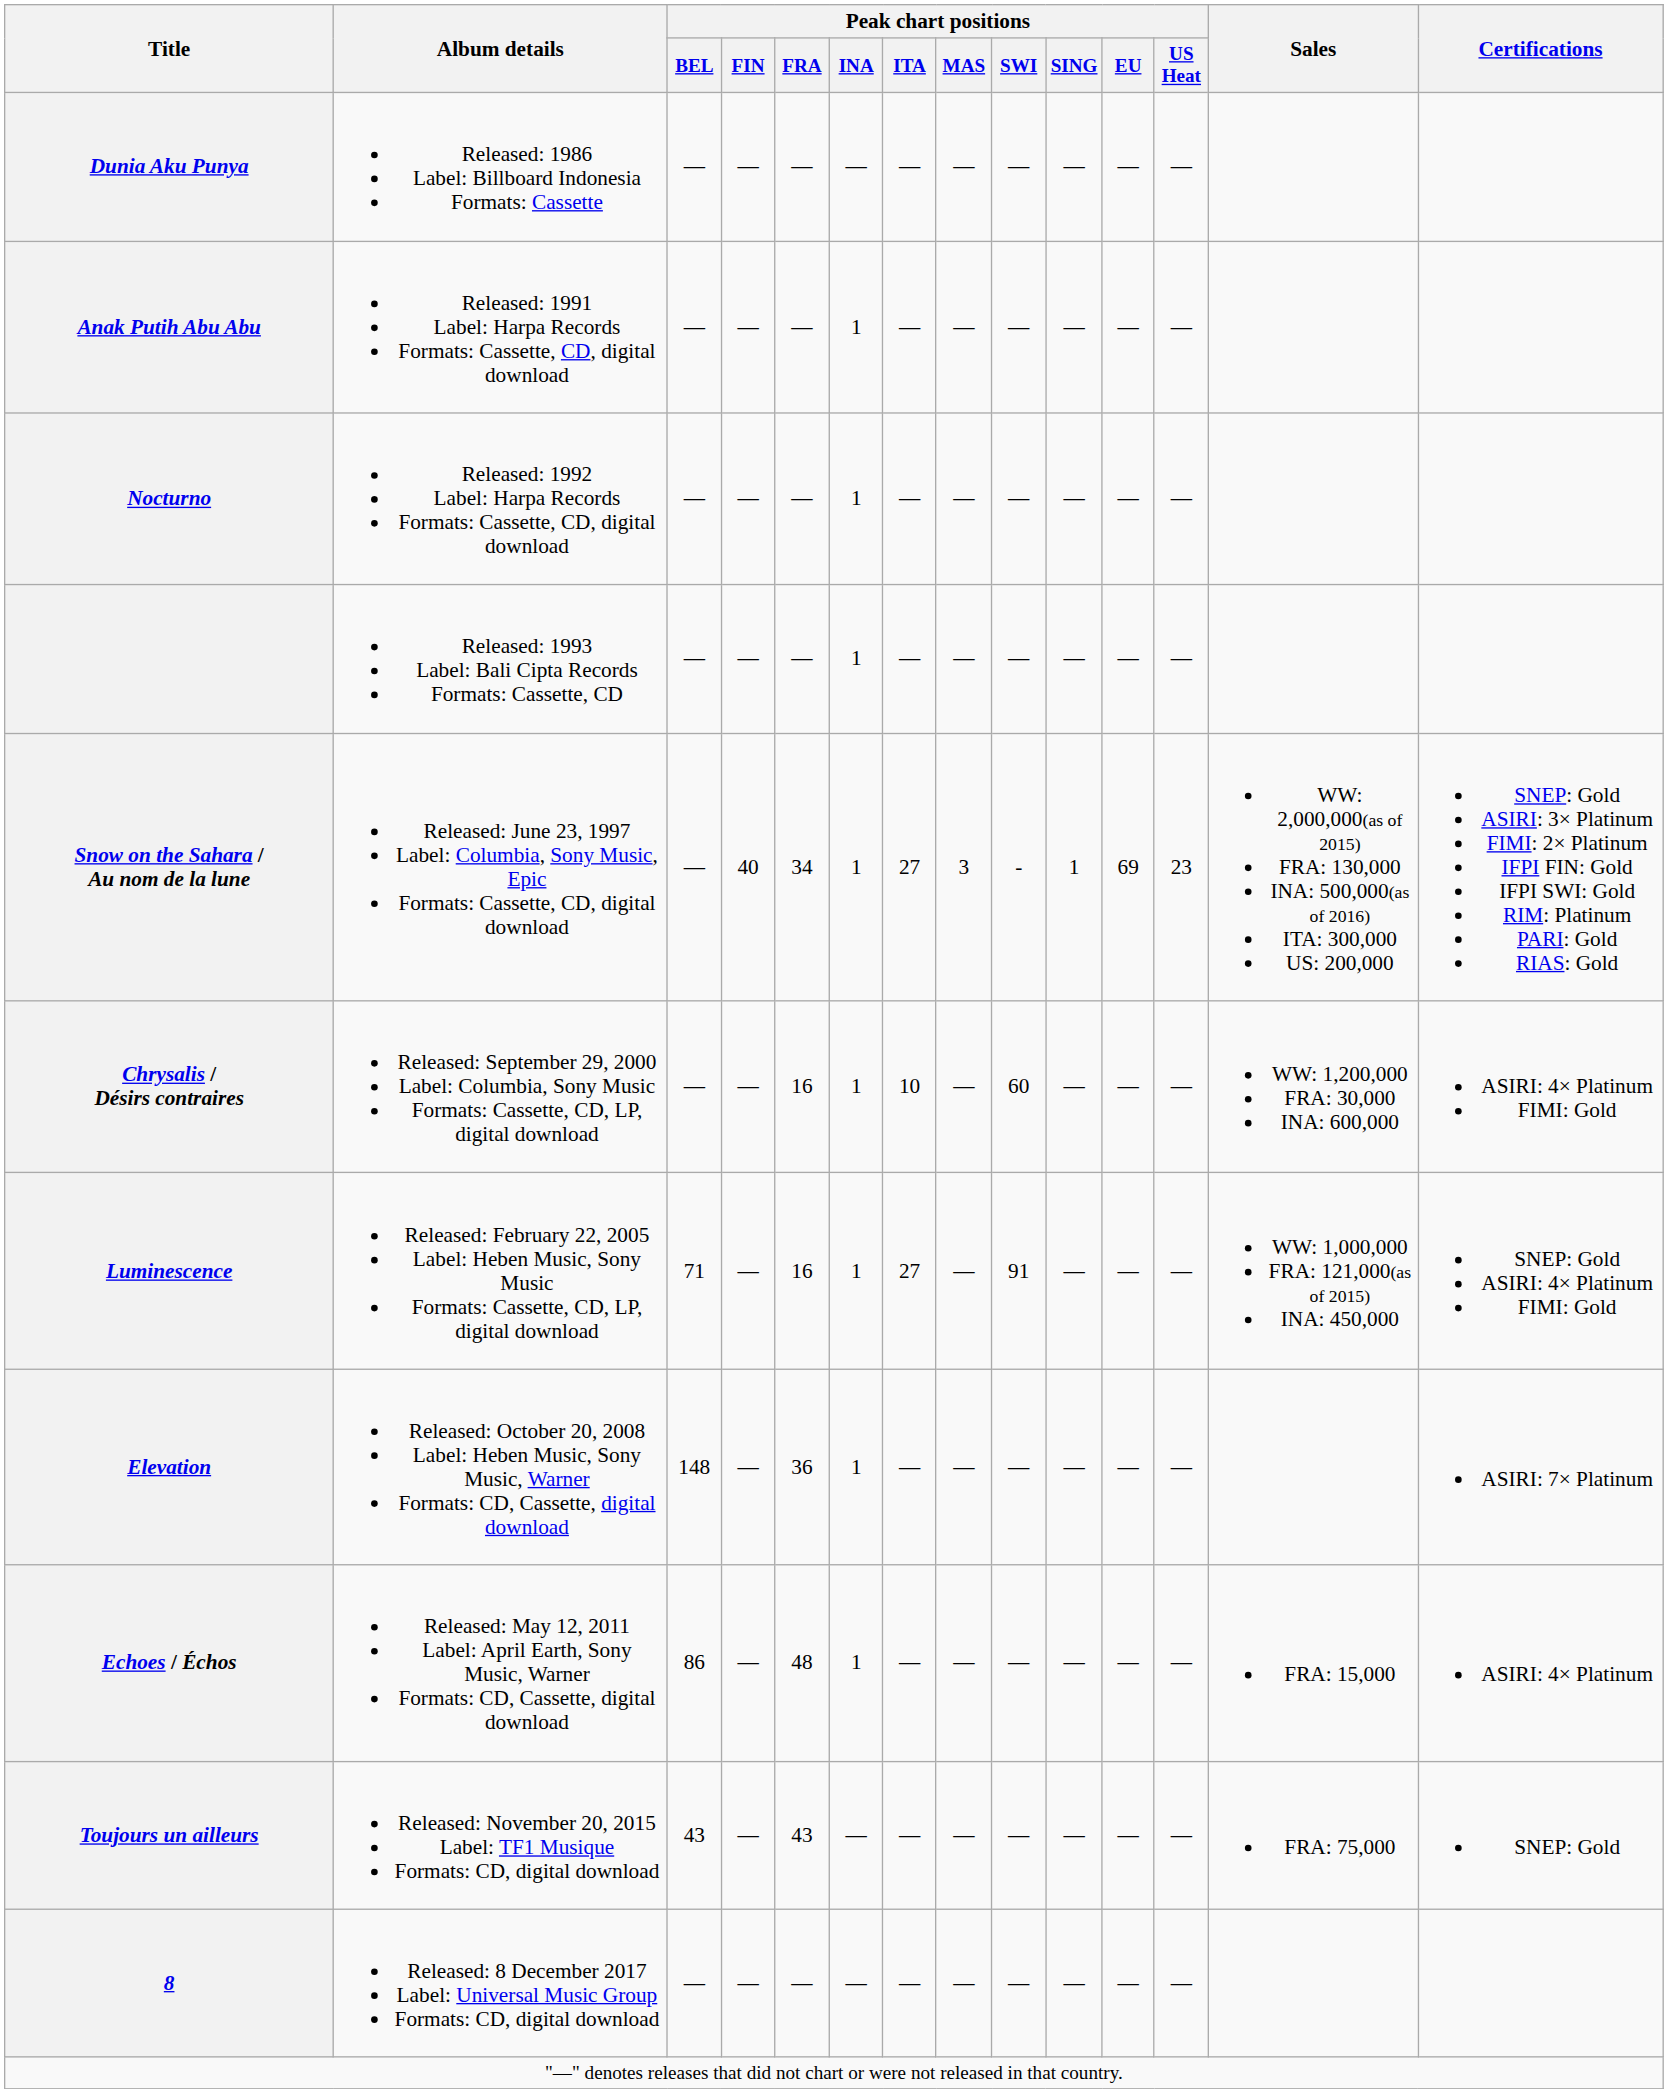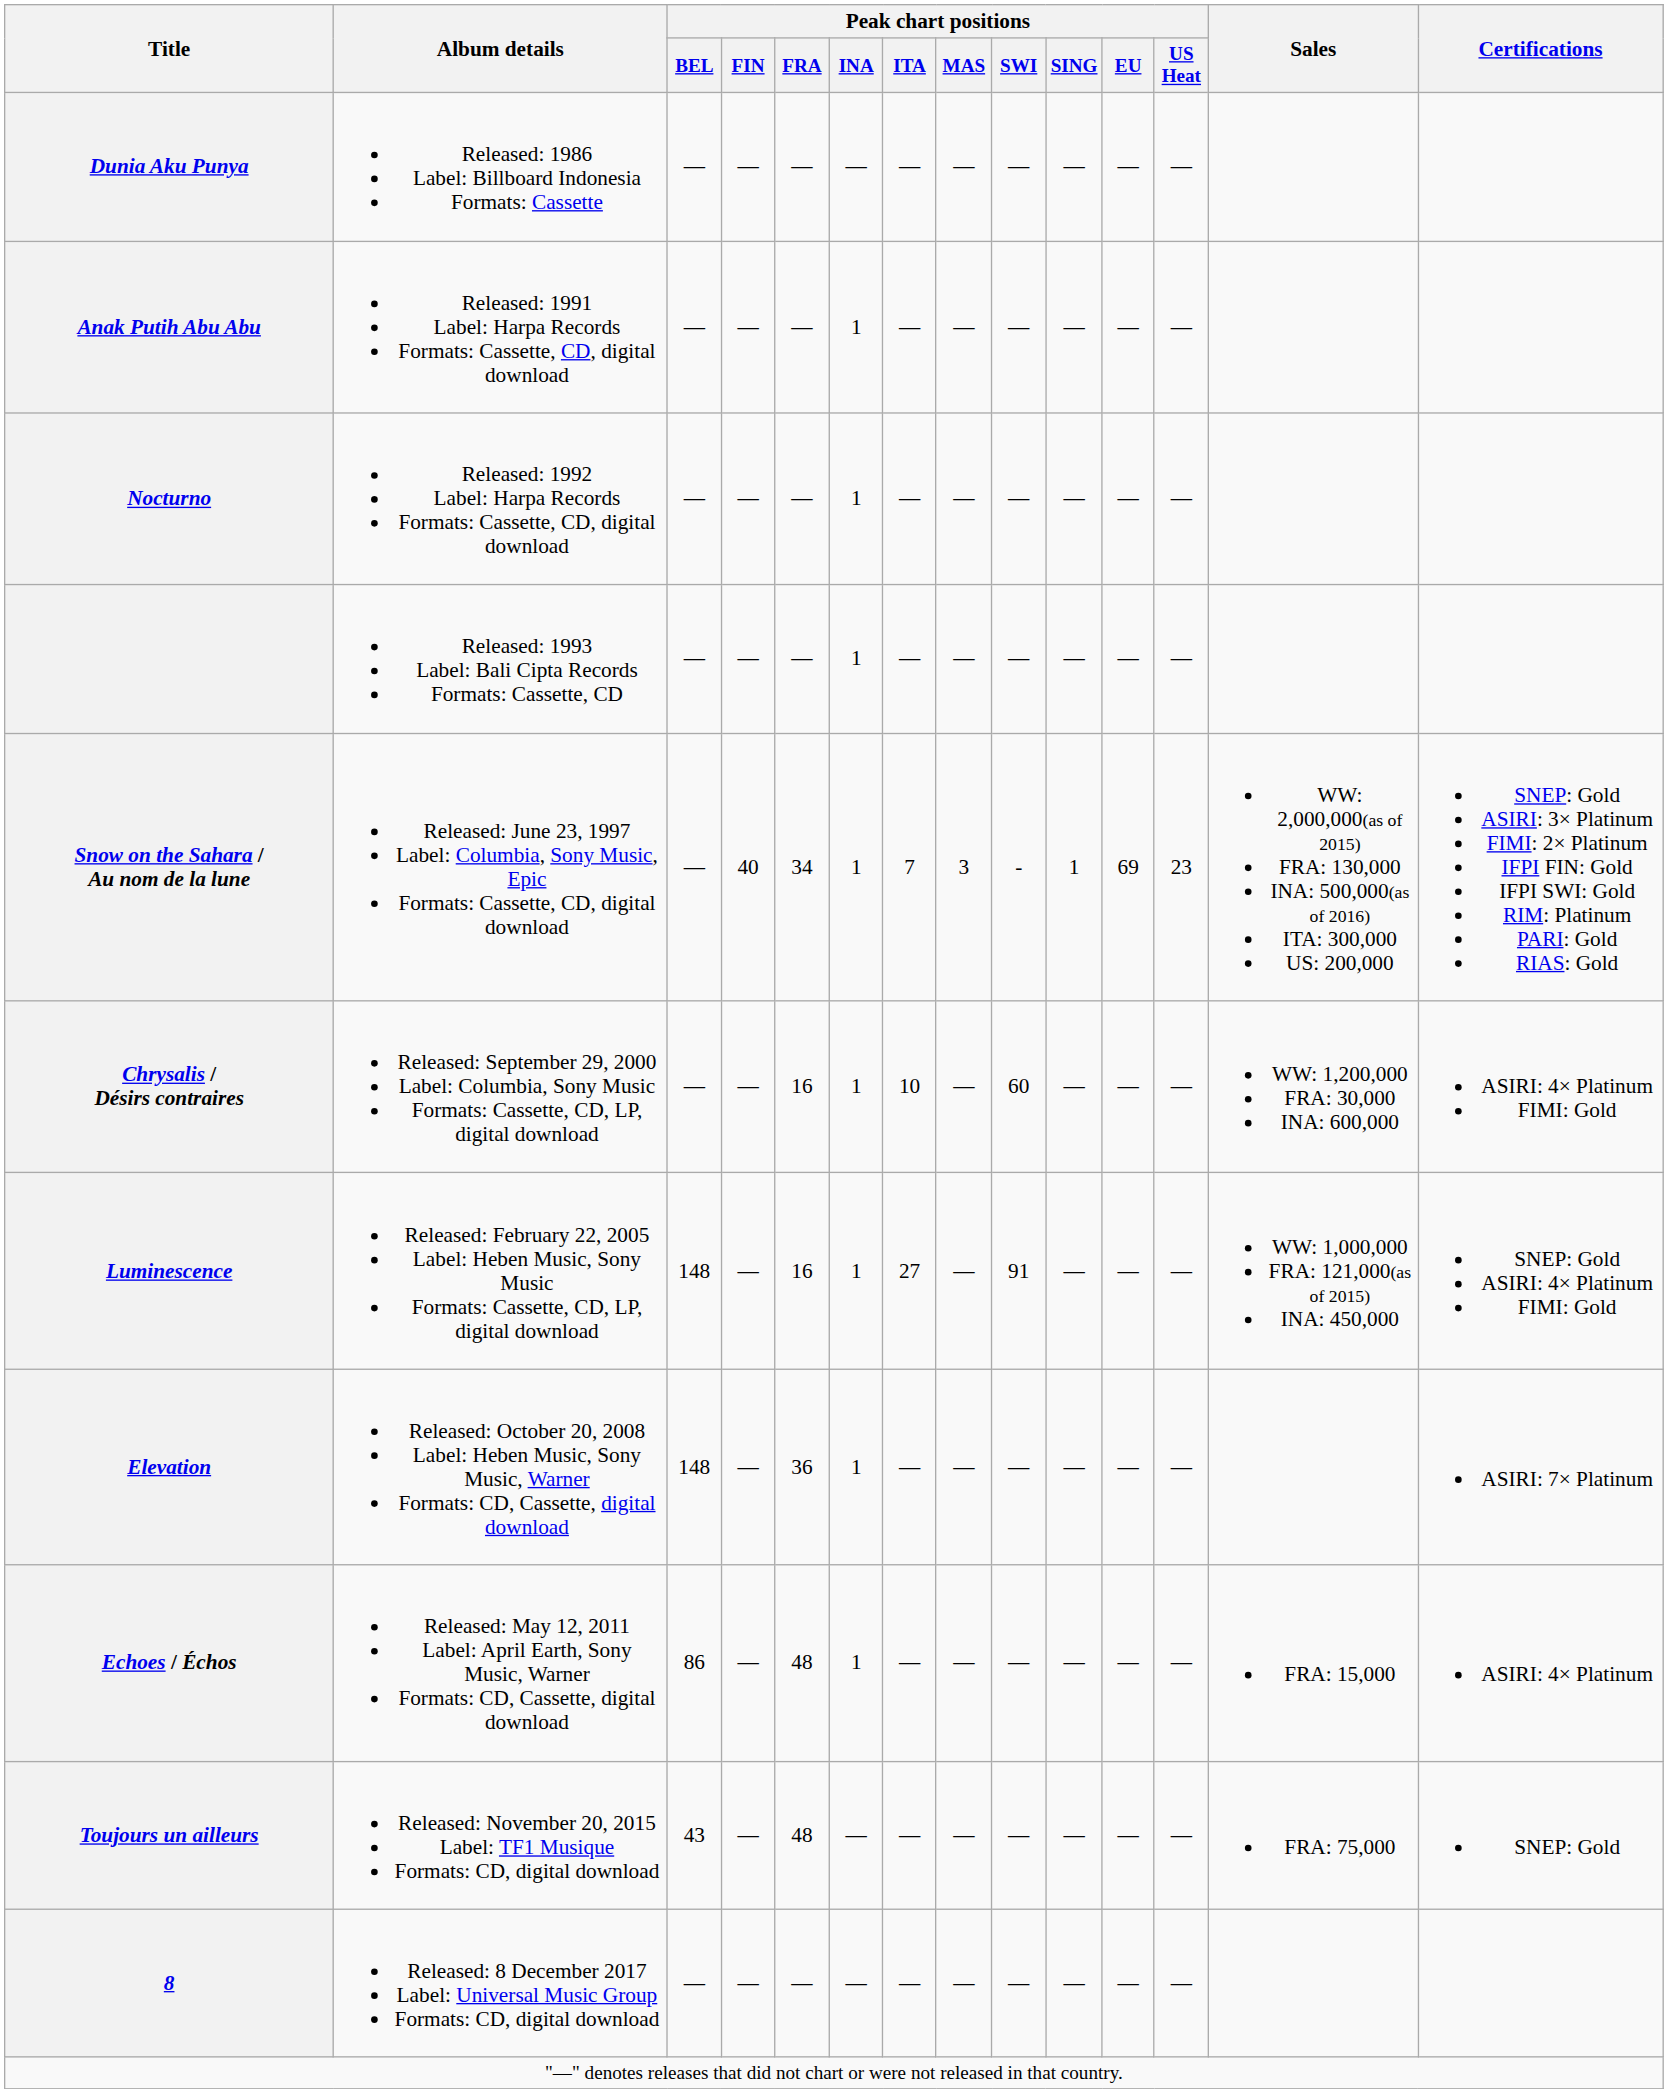(910, 866) 27 -> (910, 866) 7
(694, 1270) 71 -> (694, 1270) 148
(802, 1834) 43 -> (802, 1834) 48
